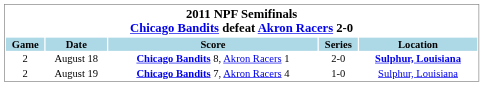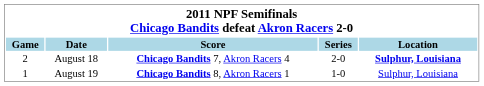(213, 58) Chicago Bandits 8, Akron Racers 1 -> (213, 58) Chicago Bandits 7, Akron Racers 4
(25, 73) 2 -> (25, 73) 1
(213, 73) Chicago Bandits 7, Akron Racers 4 -> (213, 73) Chicago Bandits 8, Akron Racers 1
